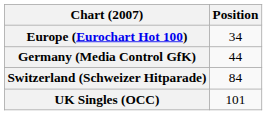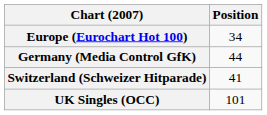(235, 78) 84 -> (235, 78) 41
